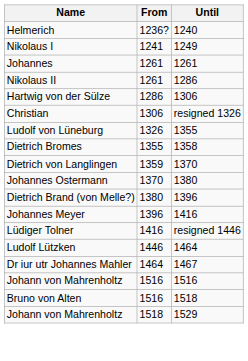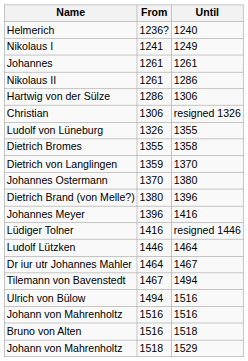+ row: (66, 281)
+ row: (46, 298)
